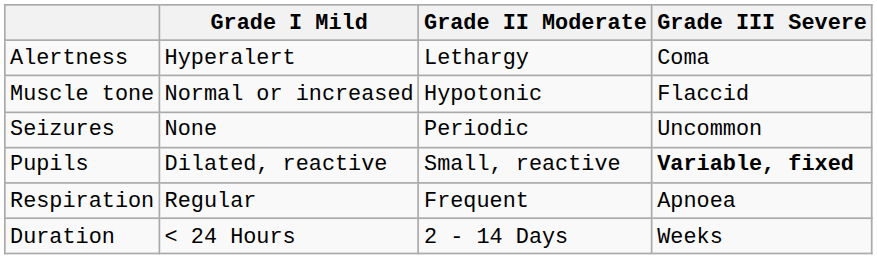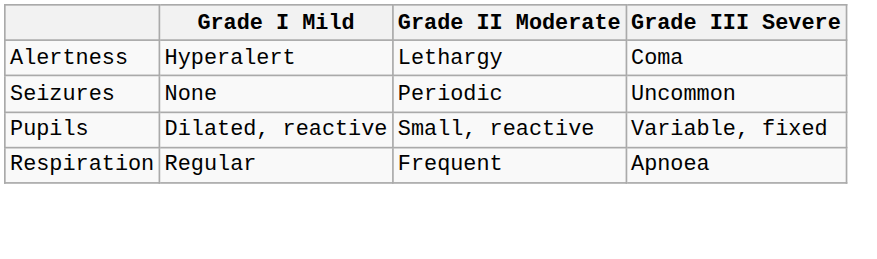- row: (82, 94)
(756, 165) bold -> (729, 129) normal
- row: (62, 236)
